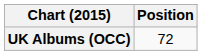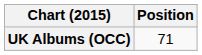(165, 38) 72 -> (165, 38) 71
